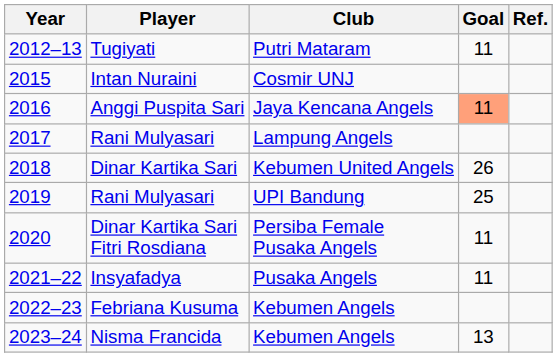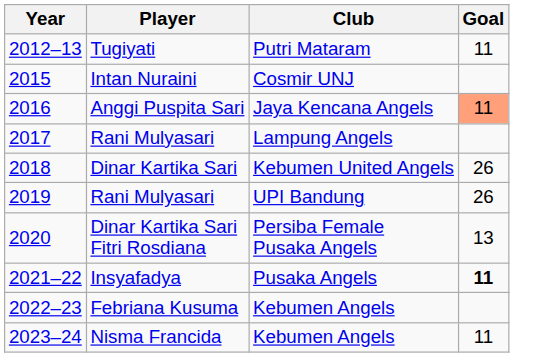- column: (530, 19)
(483, 197) 25 -> (483, 197) 26
(483, 237) 11 -> (483, 237) 13
(483, 277) normal -> (483, 277) bold
(483, 337) 13 -> (483, 337) 11
